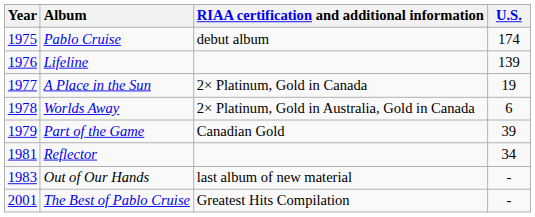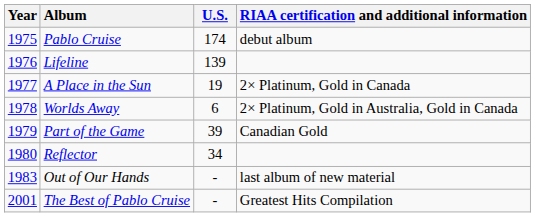columns swapped: (509, 16) <-> (340, 16)
(22, 154) 1981 -> (22, 154) 1980
